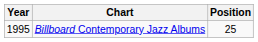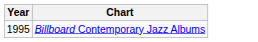- column: (230, 12)
